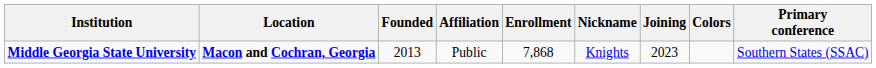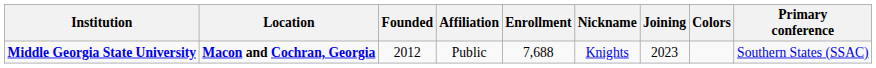(407, 52) 2013 -> (407, 52) 2012
(538, 52) 7,868 -> (538, 52) 7,688
